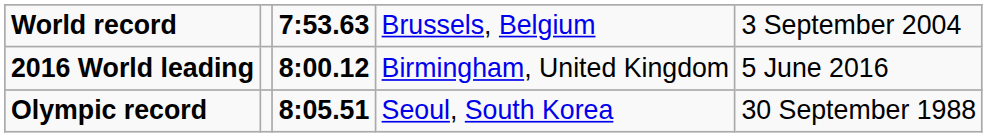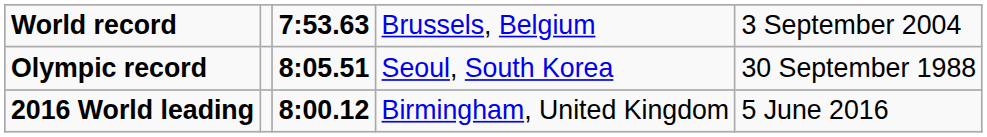rows swapped: (109, 110) <-> (133, 68)
